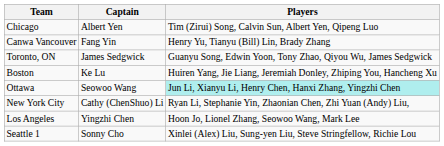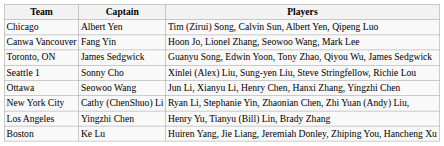(249, 42) Henry Yu, Tianyu (Bill) Lin, Brady Zhang -> (264, 42) Hoon Jo, Lionel Zhang, Seowoo Wang, Mark Lee
rows swapped: (23, 133) <-> (20, 73)
(284, 88) paleturquoise background -> (284, 88) no background
(264, 118) Hoon Jo, Lionel Zhang, Seowoo Wang, Mark Lee -> (249, 118) Henry Yu, Tianyu (Bill) Lin, Brady Zhang
